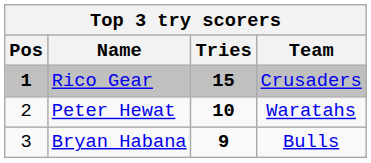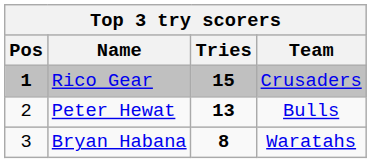(224, 112) 10 -> (224, 112) 13
(311, 112) Waratahs -> (311, 112) Bulls
(224, 142) 9 -> (224, 142) 8
(311, 142) Bulls -> (311, 142) Waratahs
